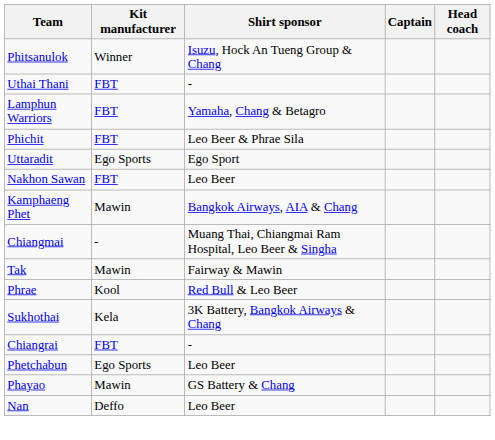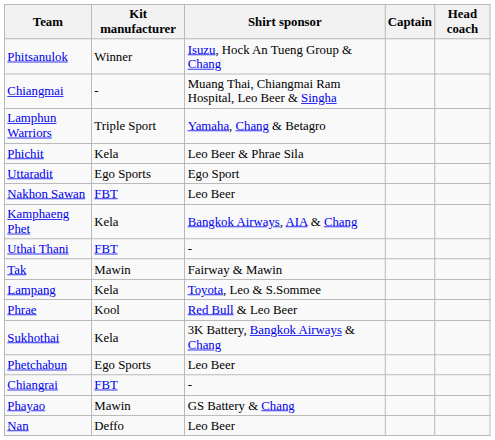rows swapped: (35, 241) <-> (38, 84)
(106, 111) FBT -> (125, 125) Triple Sport
(106, 139) FBT -> (106, 153) Kela
(112, 207) Mawin -> (106, 221) Kela
+ row: (32, 289)
rows swapped: (37, 364) <-> (33, 344)
